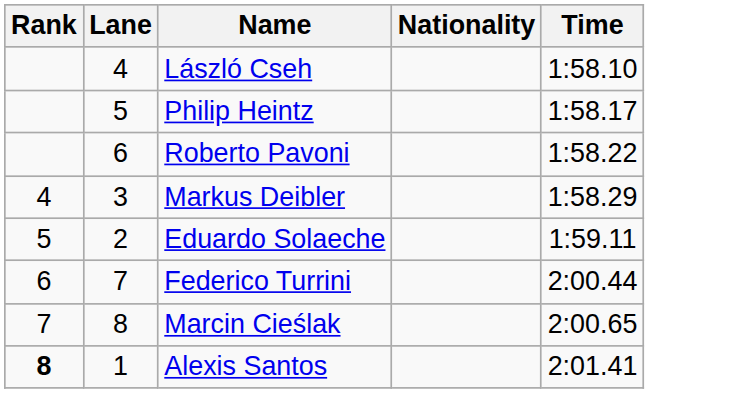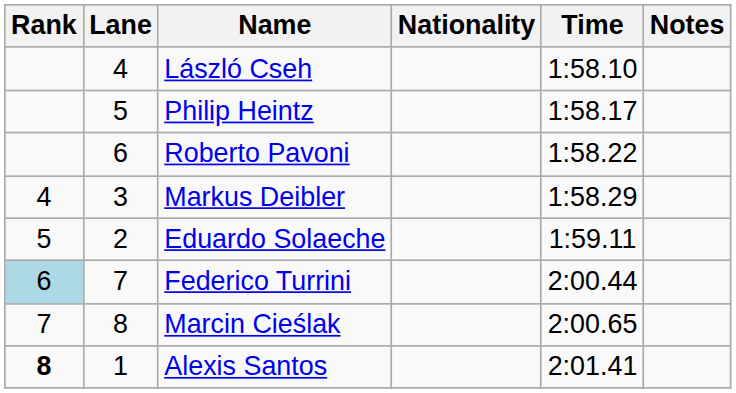+ column: (687, 25)
(44, 281) no background -> (44, 281) lightblue background
